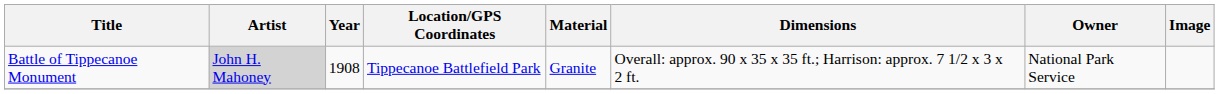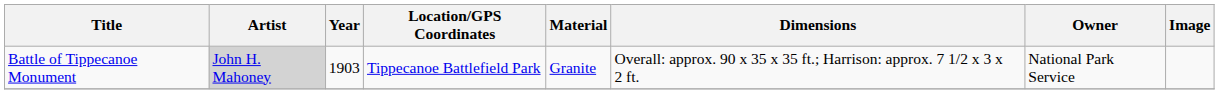(344, 67) 1908 -> (344, 67) 1903
